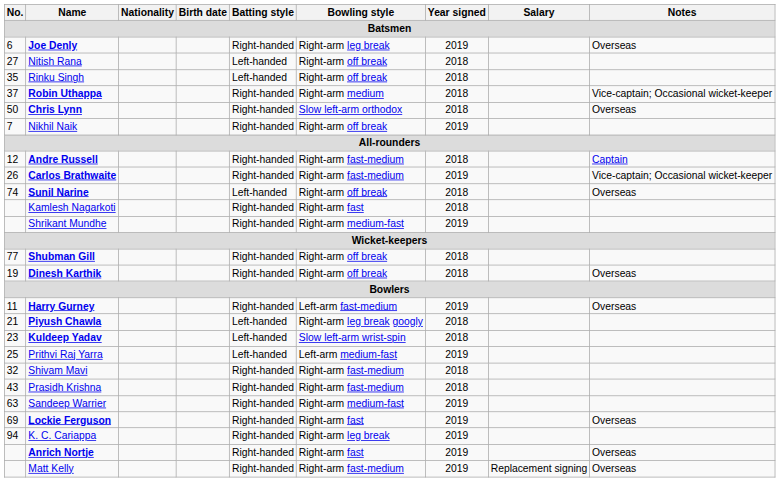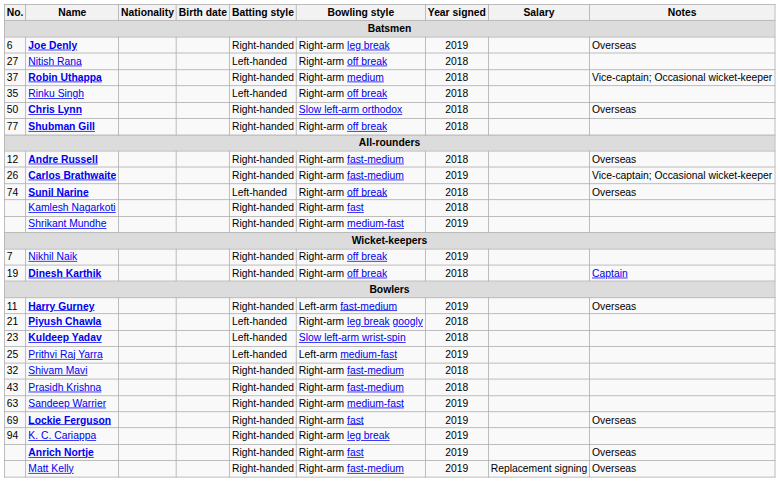rows swapped: (56, 77) <-> (65, 94)
rows swapped: (62, 257) <-> (53, 126)
(610, 159) Captain -> (614, 159) Overseas
(614, 273) Overseas -> (610, 273) Captain
